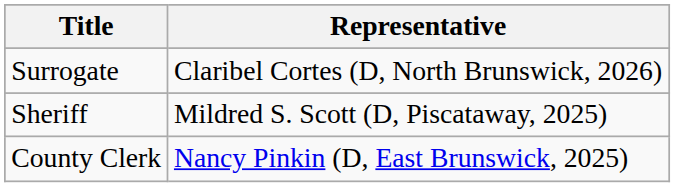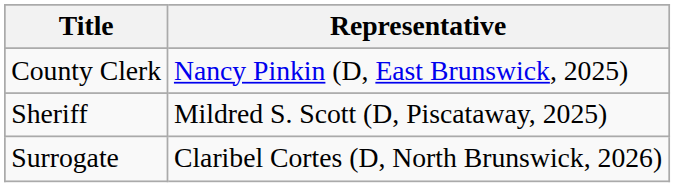rows swapped: (86, 158) <-> (65, 70)
